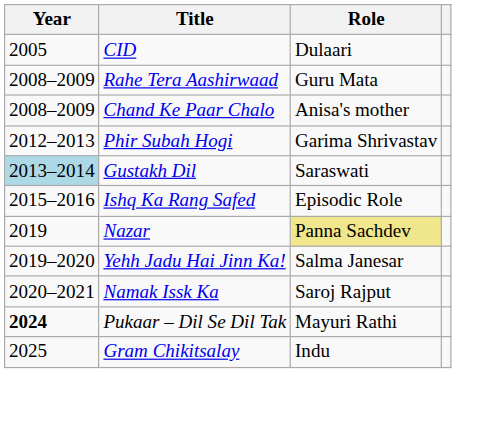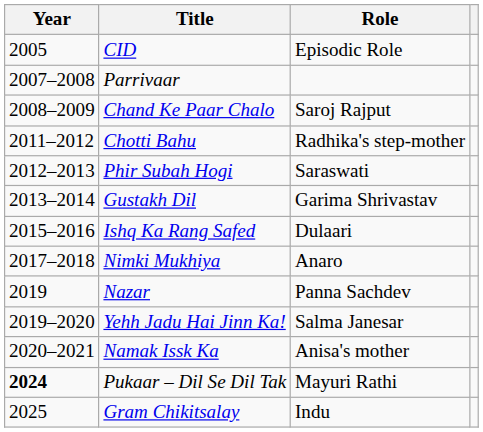(324, 49) Dulaari -> (349, 49) Episodic Role
+ row: (142, 79)
- row: (191, 79)
(352, 110) Anisa's mother -> (343, 110) Saroj Rajput
+ row: (150, 140)
(366, 140) Garima Shrivastav -> (332, 170) Saraswati
(52, 170) lightblue background -> (52, 200) no background
(332, 170) Saraswati -> (366, 200) Garima Shrivastav
(349, 200) Episodic Role -> (324, 230) Dulaari
+ row: (162, 261)
(353, 230) khaki background -> (353, 291) no background
(343, 291) Saroj Rajput -> (352, 351) Anisa's mother
